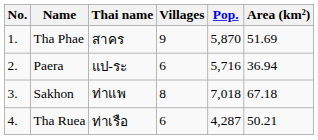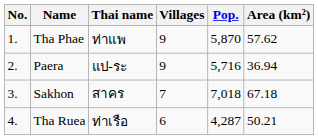(108, 39) สาคร -> (109, 39) ท่าแพ
(262, 39) 51.69 -> (262, 39) 57.62
(163, 66) 6 -> (163, 66) 9
(109, 94) ท่าแพ -> (108, 94) สาคร
(163, 93) 8 -> (163, 93) 7
